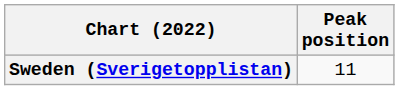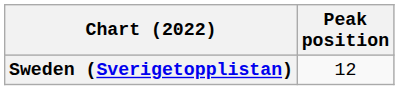(345, 70) 11 -> (345, 70) 12
